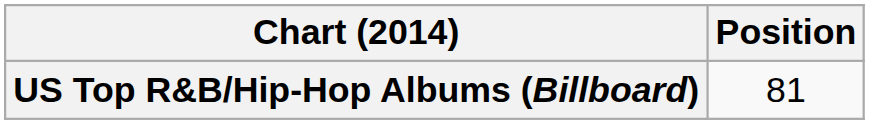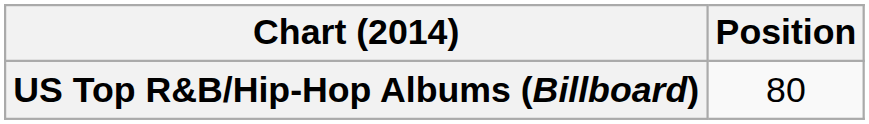(786, 89) 81 -> (786, 89) 80
